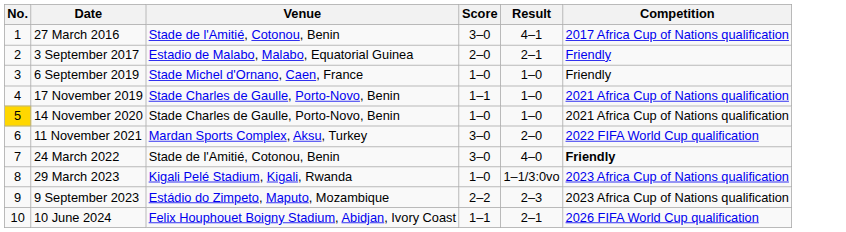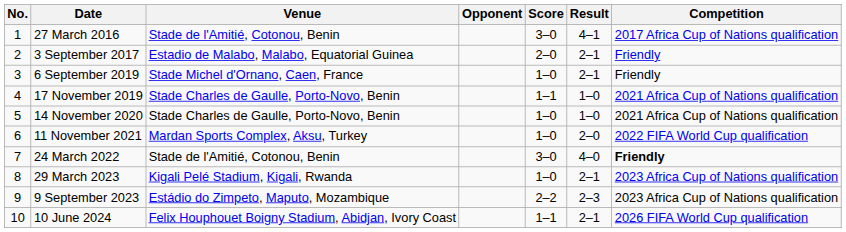+ column: (492, 14)
(532, 75) 1–0 -> (589, 75) 2–1
(18, 116) gold background -> (18, 116) no background
(480, 136) 3–0 -> (546, 136) 1–0
(532, 177) 1–1/3:0vo -> (589, 177) 2–1
